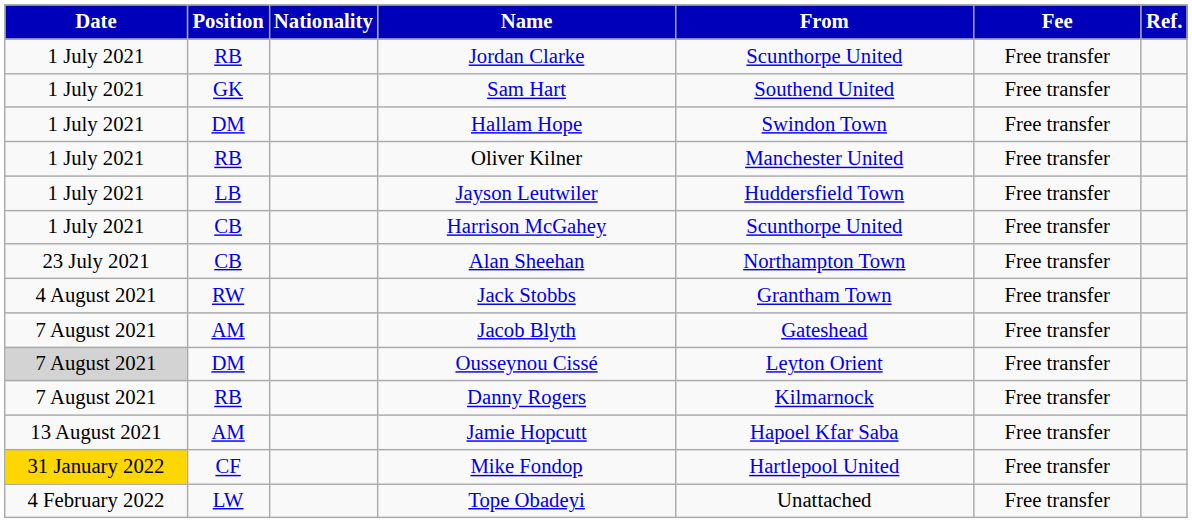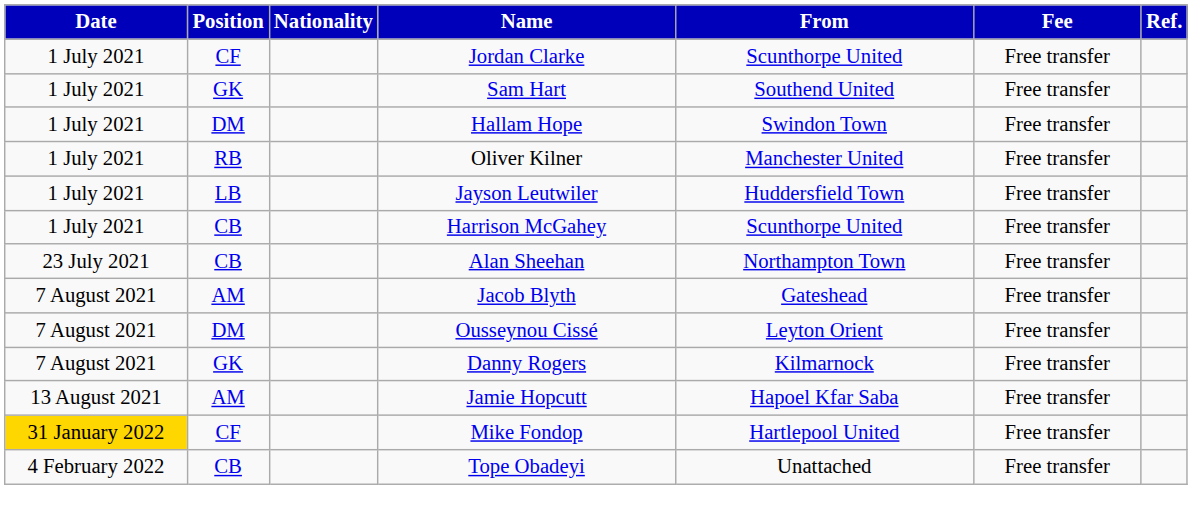(228, 56) RB -> (228, 56) CF
- row: (527, 295)
(96, 363) lightgrey background -> (96, 329) no background
(228, 398) RB -> (228, 363) GK
(228, 500) LW -> (228, 466) CB
